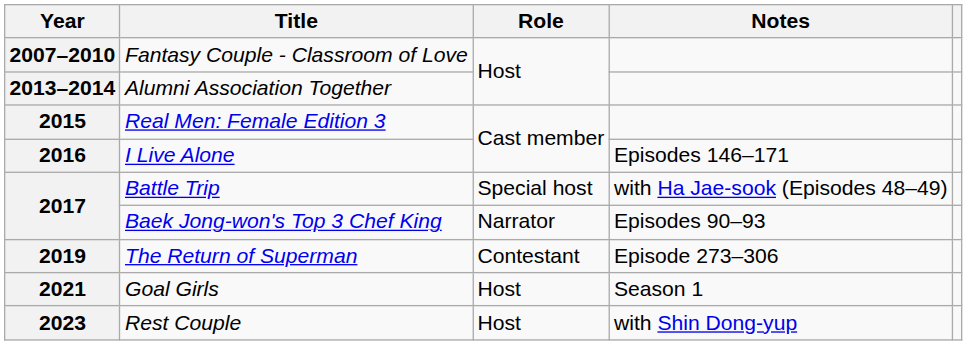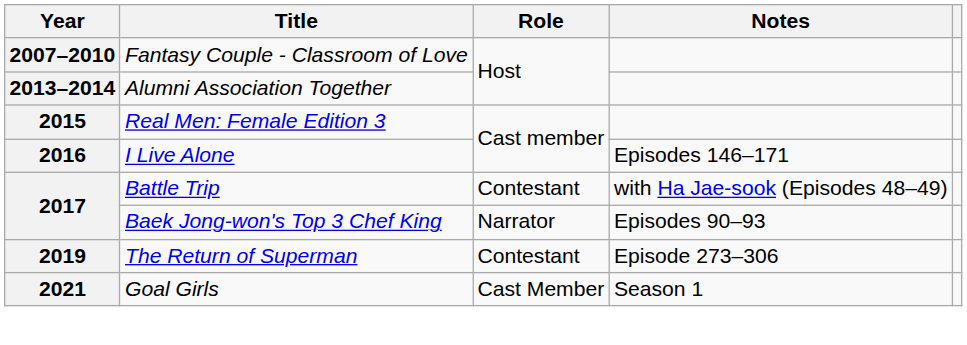(535, 188) Special host -> (529, 188) Contestant
(499, 289) Host -> (541, 289) Cast Member
- row: (183, 322)
